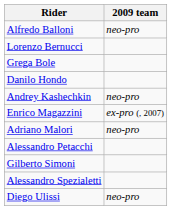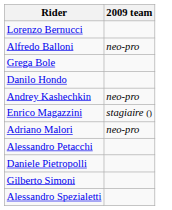rows swapped: (40, 29) <-> (45, 46)
(135, 113) ex-pro (, 2007) -> (129, 113) stagiaire ()
+ row: (47, 163)
- row: (33, 197)
